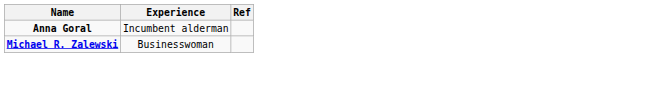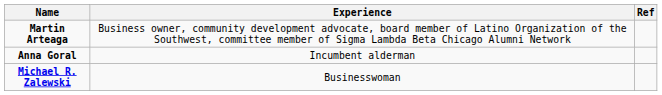+ row: (47, 34)
